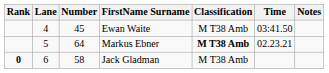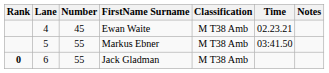(275, 28) 03:41.50 -> (275, 28) 02.23.21
(79, 44) 64 -> (79, 44) 55
(223, 44) bold -> (223, 44) normal
(275, 44) 02.23.21 -> (275, 44) 03:41.50
(79, 60) 58 -> (79, 60) 55
